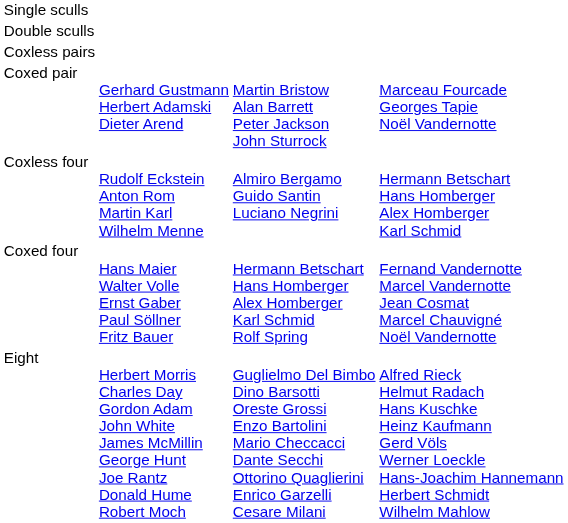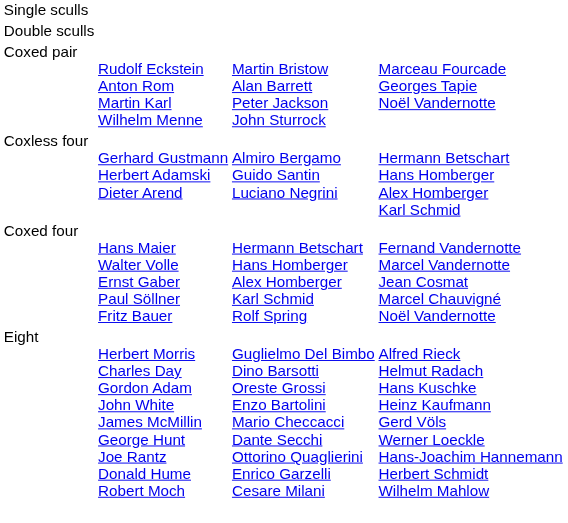- row: (49, 52)
(164, 107) Gerhard Gustmann Herbert Adamski Dieter Arend -> (151, 94) Rudolf Eckstein Anton Rom Martin Karl Wilhelm Menne
(152, 205) Rudolf Eckstein Anton Rom Martin Karl Wilhelm Menne -> (163, 175) Gerhard Gustmann Herbert Adamski Dieter Arend
